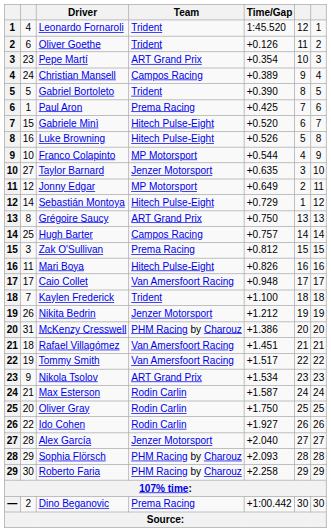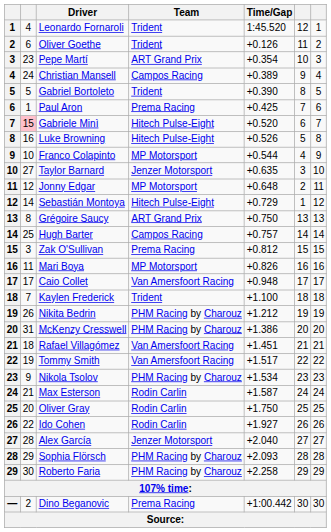(28, 123) no background -> (28, 123) pink background
(262, 186) +0.649 -> (262, 186) +0.648
(173, 266) Hitech Pulse-Eight -> (164, 266) MP Motorsport
(172, 313) Jenzer Motorsport -> (187, 313) PHM Racing by Charouz
(167, 377) ART Grand Prix -> (187, 377) PHM Racing by Charouz
